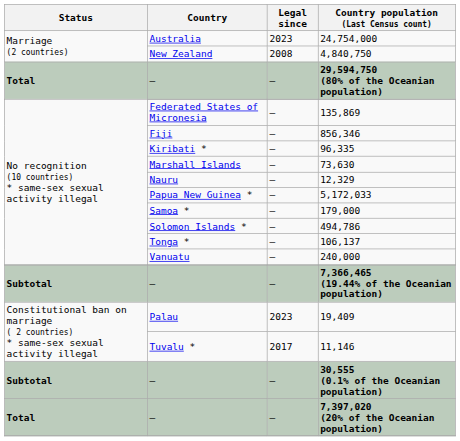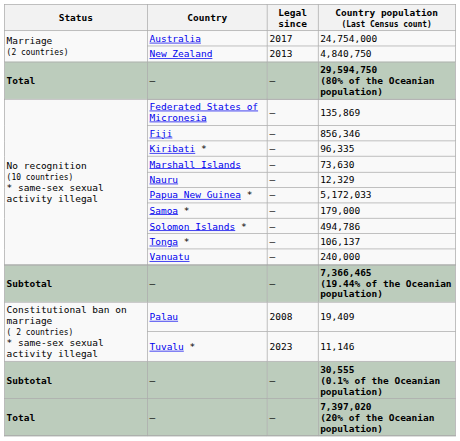(281, 39) 2023 -> (281, 39) 2017
(281, 54) 2008 -> (281, 54) 2013
(281, 317) 2023 -> (281, 317) 2008
(281, 347) 2017 -> (281, 347) 2023
